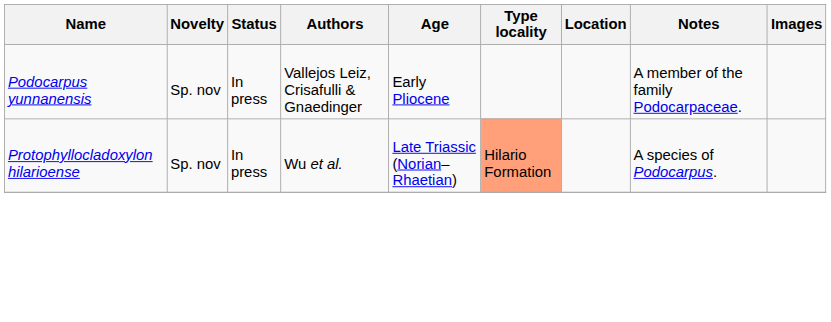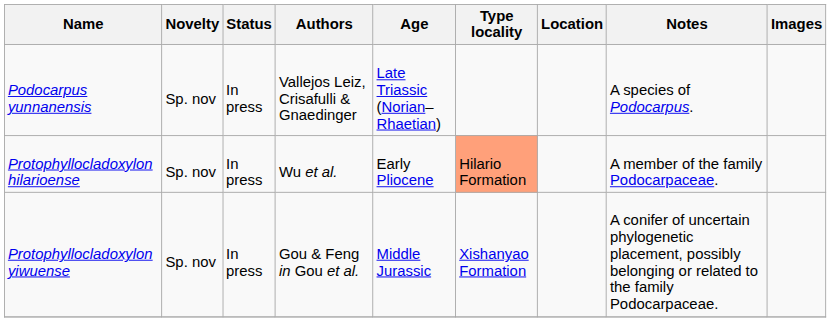(421, 90) Early Pliocene -> (409, 98) Late Triassic (Norian–Rhaetian)
(688, 90) A member of the family Podocarpaceae. -> (652, 98) A species of Podocarpus.
(434, 163) Late Triassic (Norian–Rhaetian) -> (405, 172) Early Pliocene
(675, 163) A species of Podocarpus. -> (686, 172) A member of the family Podocarpaceae.
+ row: (80, 262)
